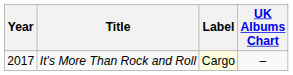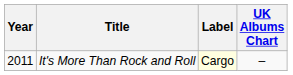(21, 60) 2017 -> (20, 60) 2011
